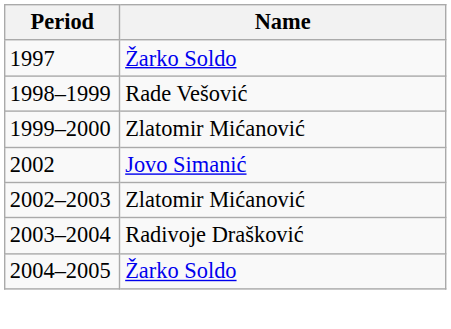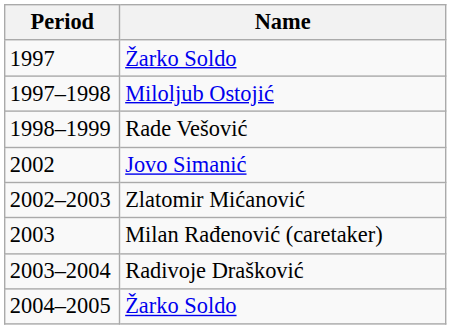+ row: (60, 93)
- row: (60, 128)
+ row: (32, 235)
